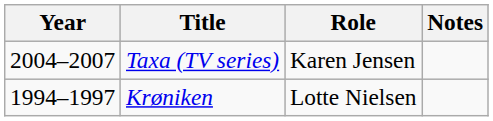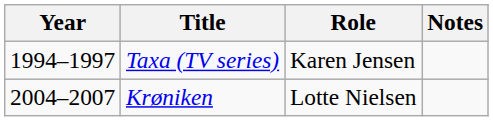(63, 60) 2004–2007 -> (63, 60) 1994–1997
(63, 97) 1994–1997 -> (63, 97) 2004–2007
